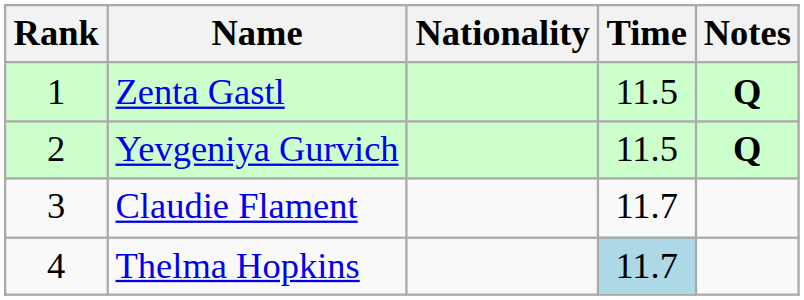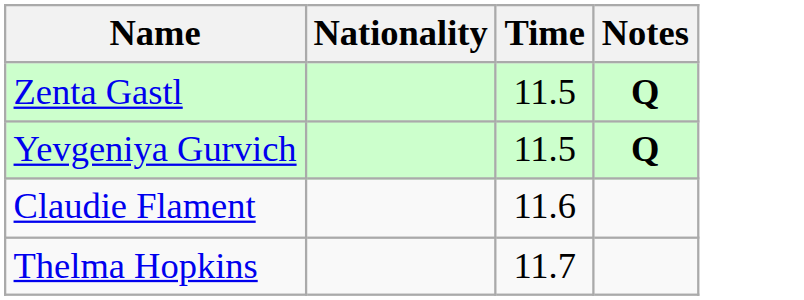- column: (56, 33)
(647, 206) 11.7 -> (545, 206) 11.6
(647, 264) lightblue background -> (545, 264) no background
